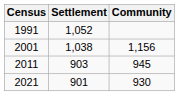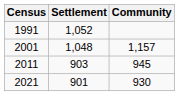(79, 47) 1,038 -> (79, 47) 1,048
(142, 47) 1,156 -> (142, 47) 1,157
